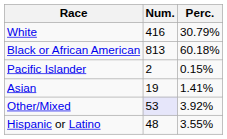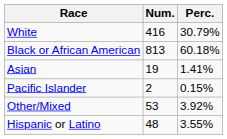rows swapped: (22, 87) <-> (47, 69)
(152, 106) lavender background -> (152, 106) no background
